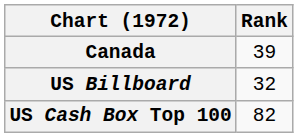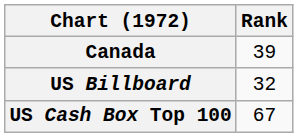(264, 116) 82 -> (264, 116) 67
